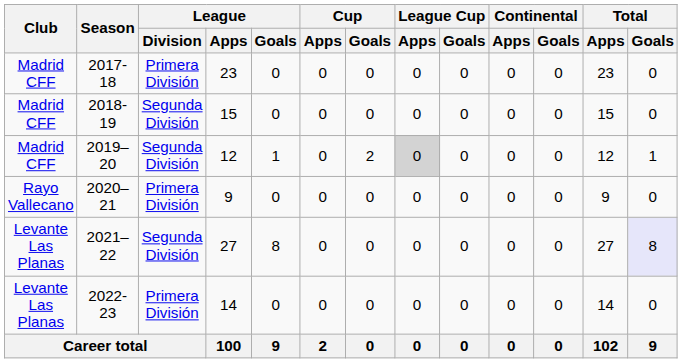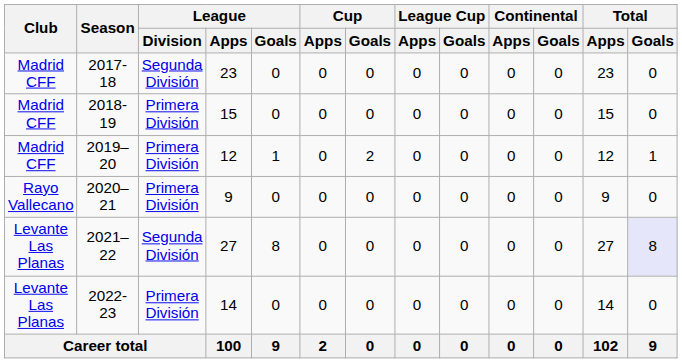(172, 73) Primera División -> (172, 73) Segunda División
(172, 114) Segunda División -> (172, 114) Primera División
(172, 155) Segunda División -> (172, 155) Primera División
(417, 155) lightgrey background -> (417, 155) no background
